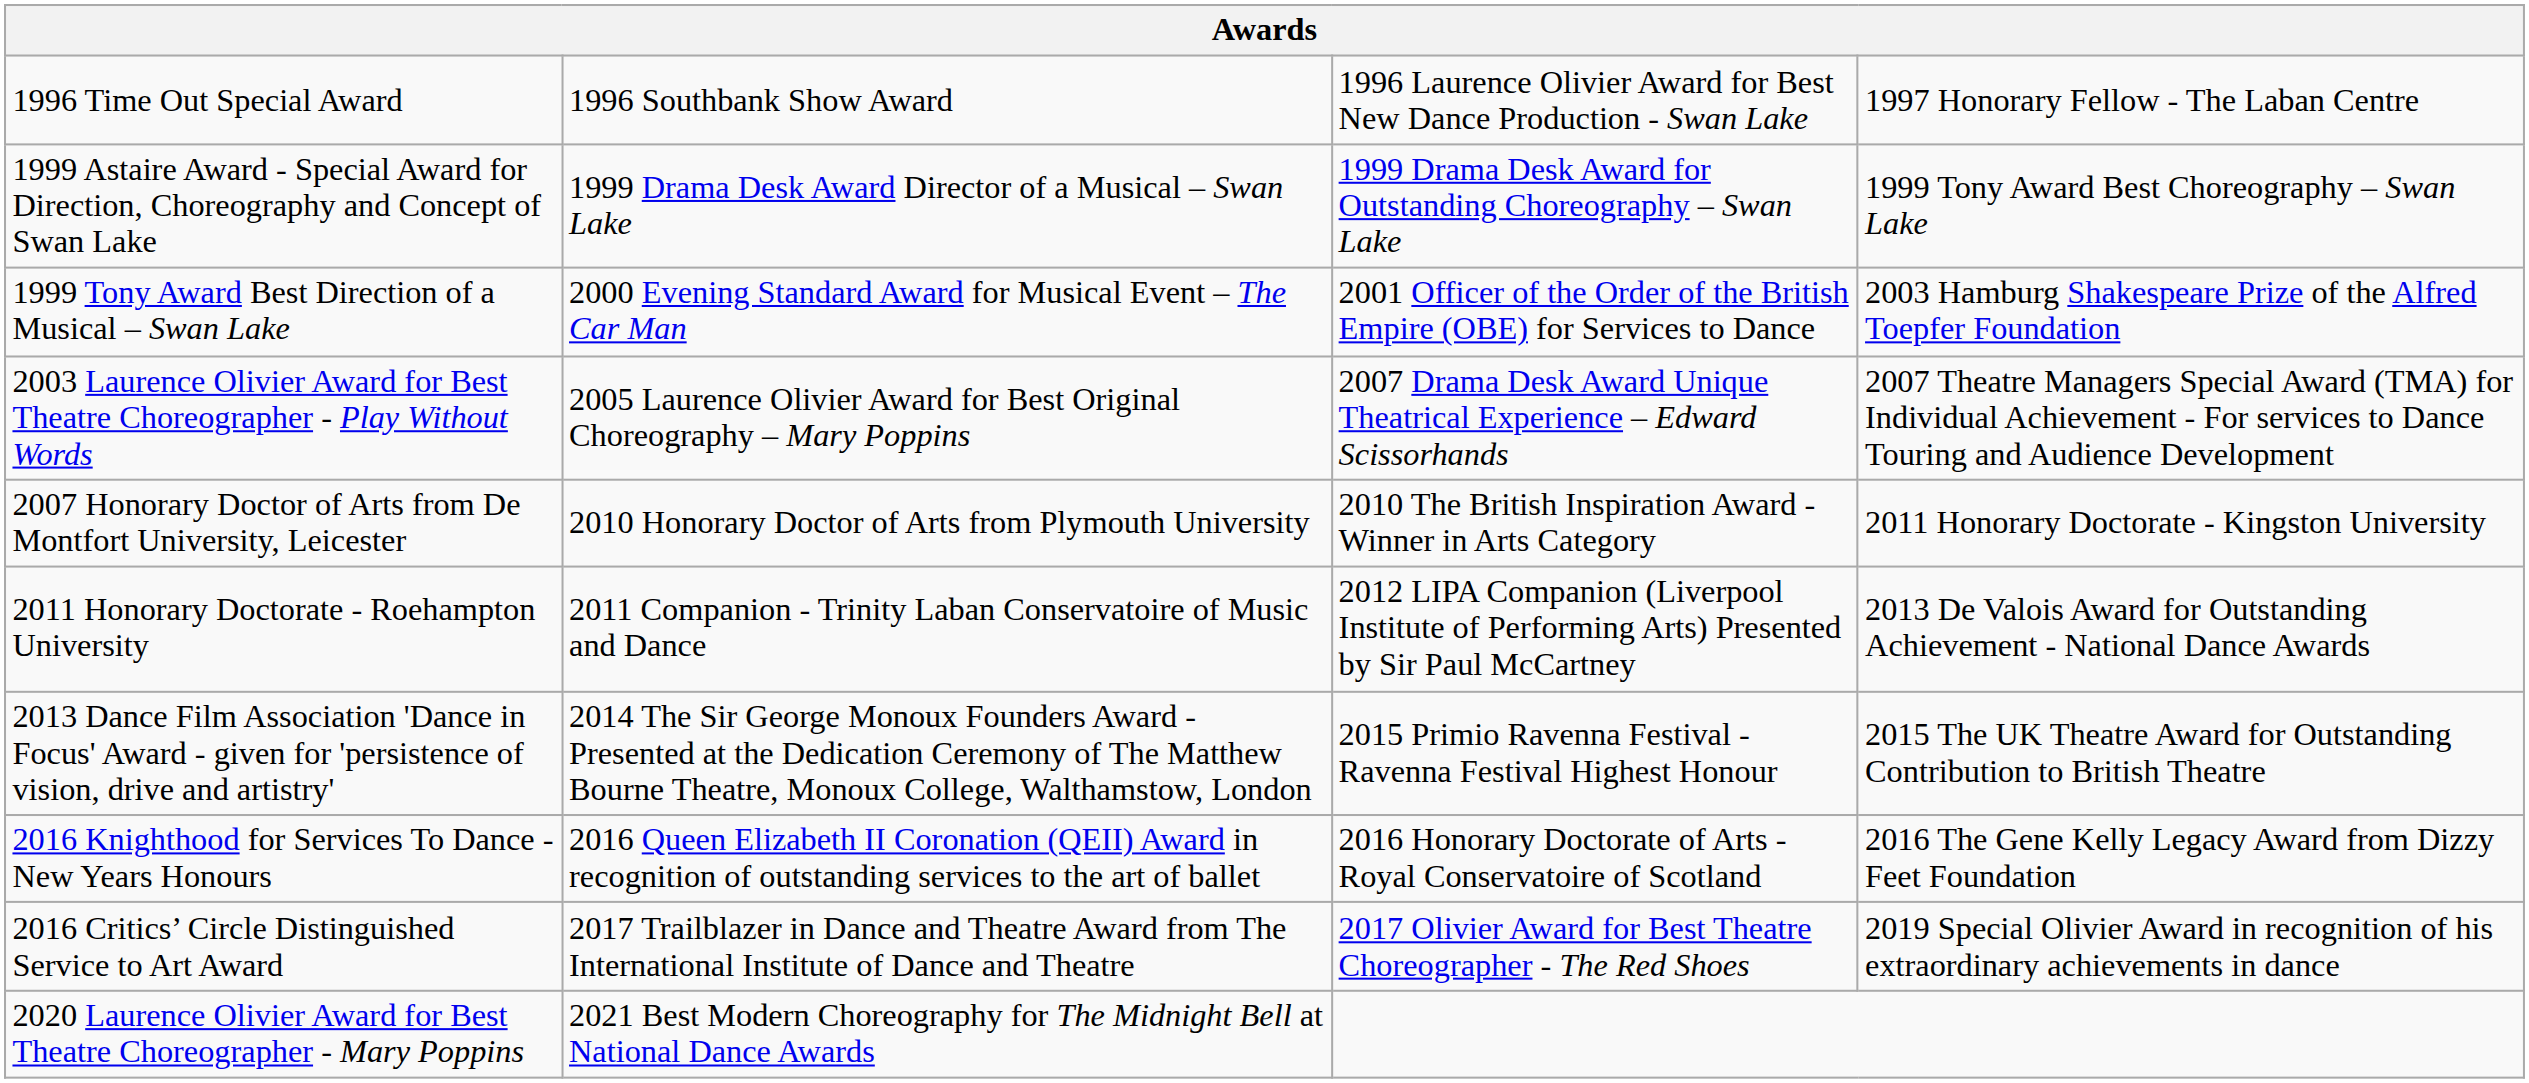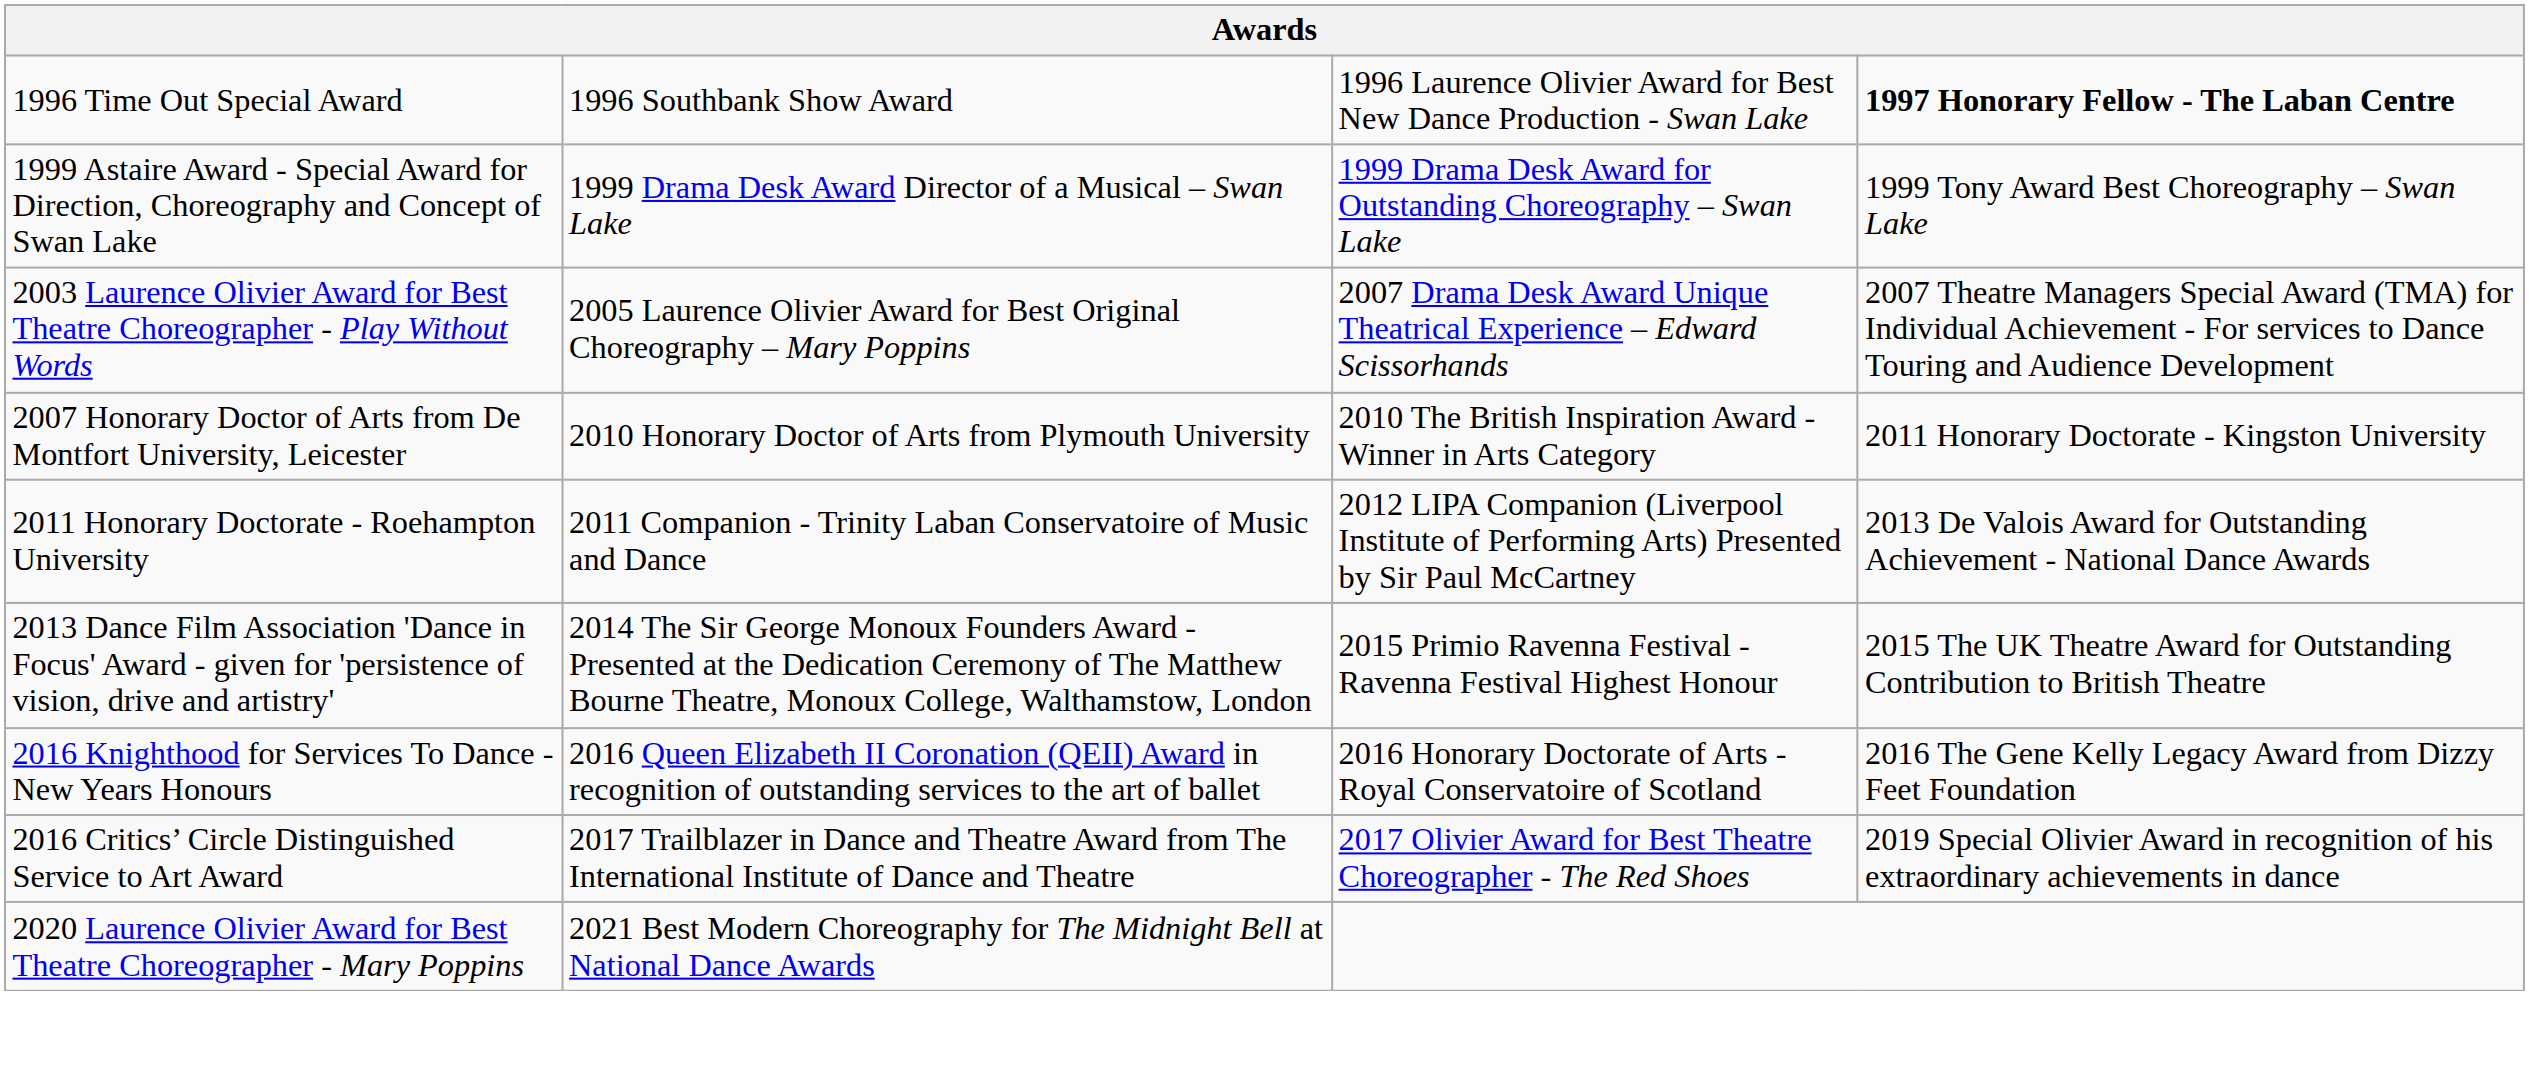(2142, 99) normal -> (2160, 99) bold
- row: (254, 311)
